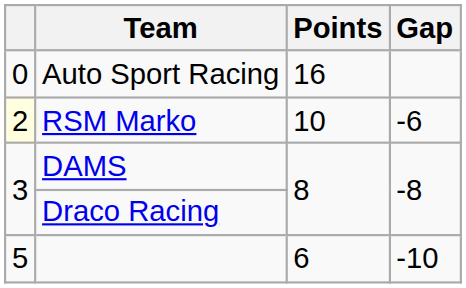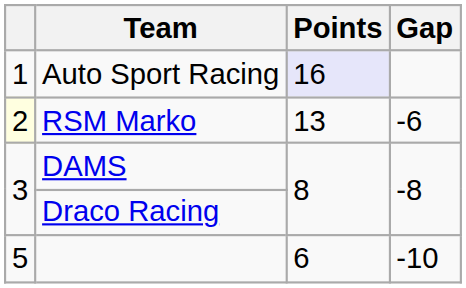(20, 74) 0 -> (20, 74) 1
(309, 74) no background -> (309, 74) lavender background
(309, 120) 10 -> (309, 120) 13
